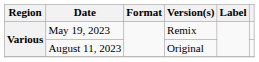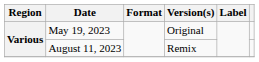(182, 30) Remix -> (185, 30) Original
(185, 48) Original -> (182, 48) Remix
